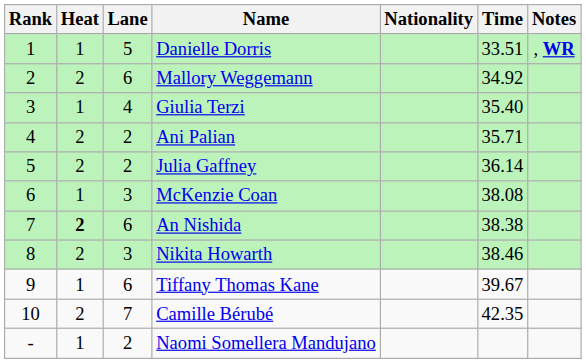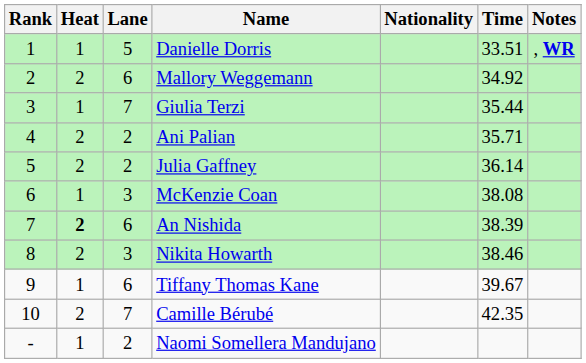(128, 107) 4 -> (128, 107) 7
(502, 107) 35.40 -> (502, 107) 35.44
(502, 225) 38.38 -> (502, 225) 38.39
